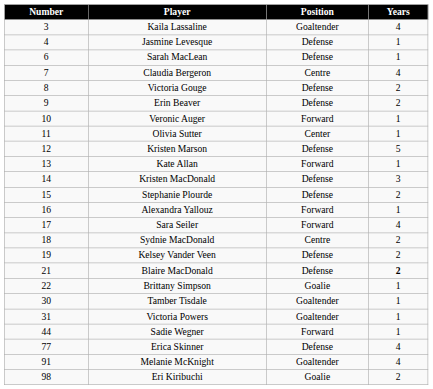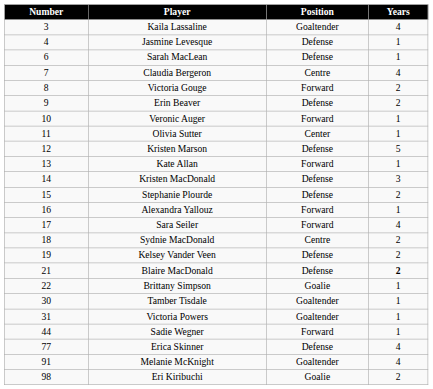(317, 88) Defense -> (317, 88) Forward
